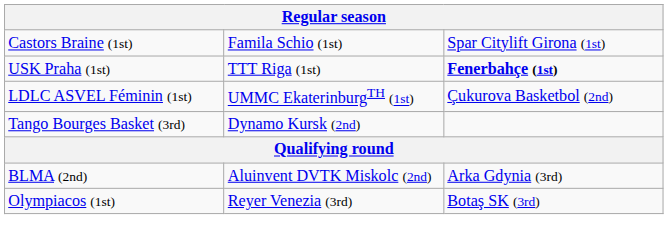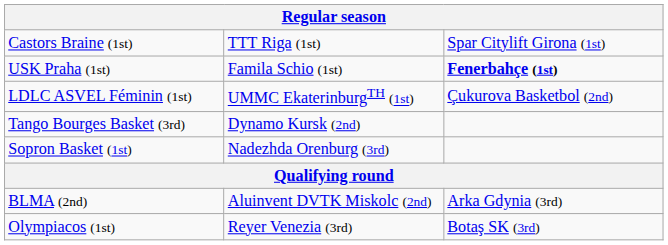(285, 42) Famila Schio (1st) -> (274, 42) TTT Riga (1st)
(274, 68) TTT Riga (1st) -> (285, 68) Famila Schio (1st)
+ row: (70, 149)
